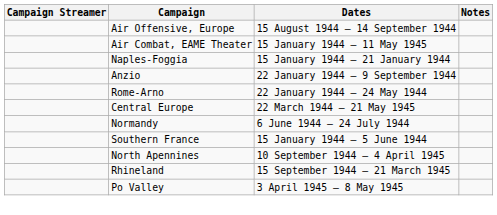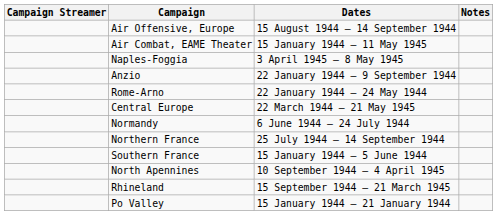(354, 60) 15 January 1944 – 21 January 1944 -> (330, 60) 3 April 1945 – 8 May 1945
+ row: (155, 139)
(330, 187) 3 April 1945 – 8 May 1945 -> (354, 203) 15 January 1944 – 21 January 1944
